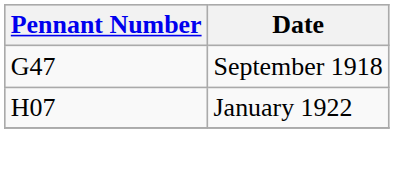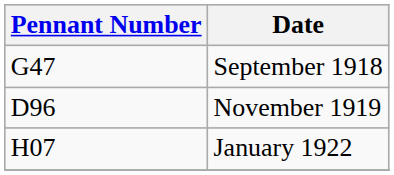+ row: (297, 107)
